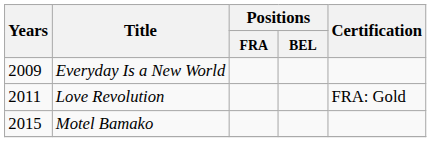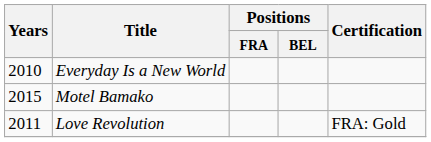(25, 70) 2009 -> (25, 70) 2010
rows swapped: (110, 96) <-> (105, 123)
